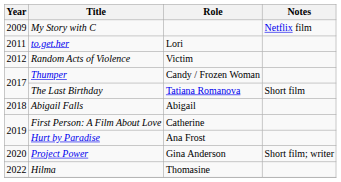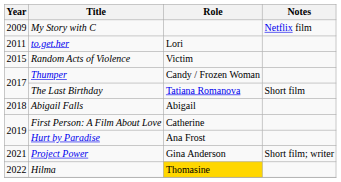(17, 59) 2012 -> (17, 59) 2015
(17, 153) 2020 -> (17, 153) 2021
(188, 169) no background -> (188, 169) gold background
